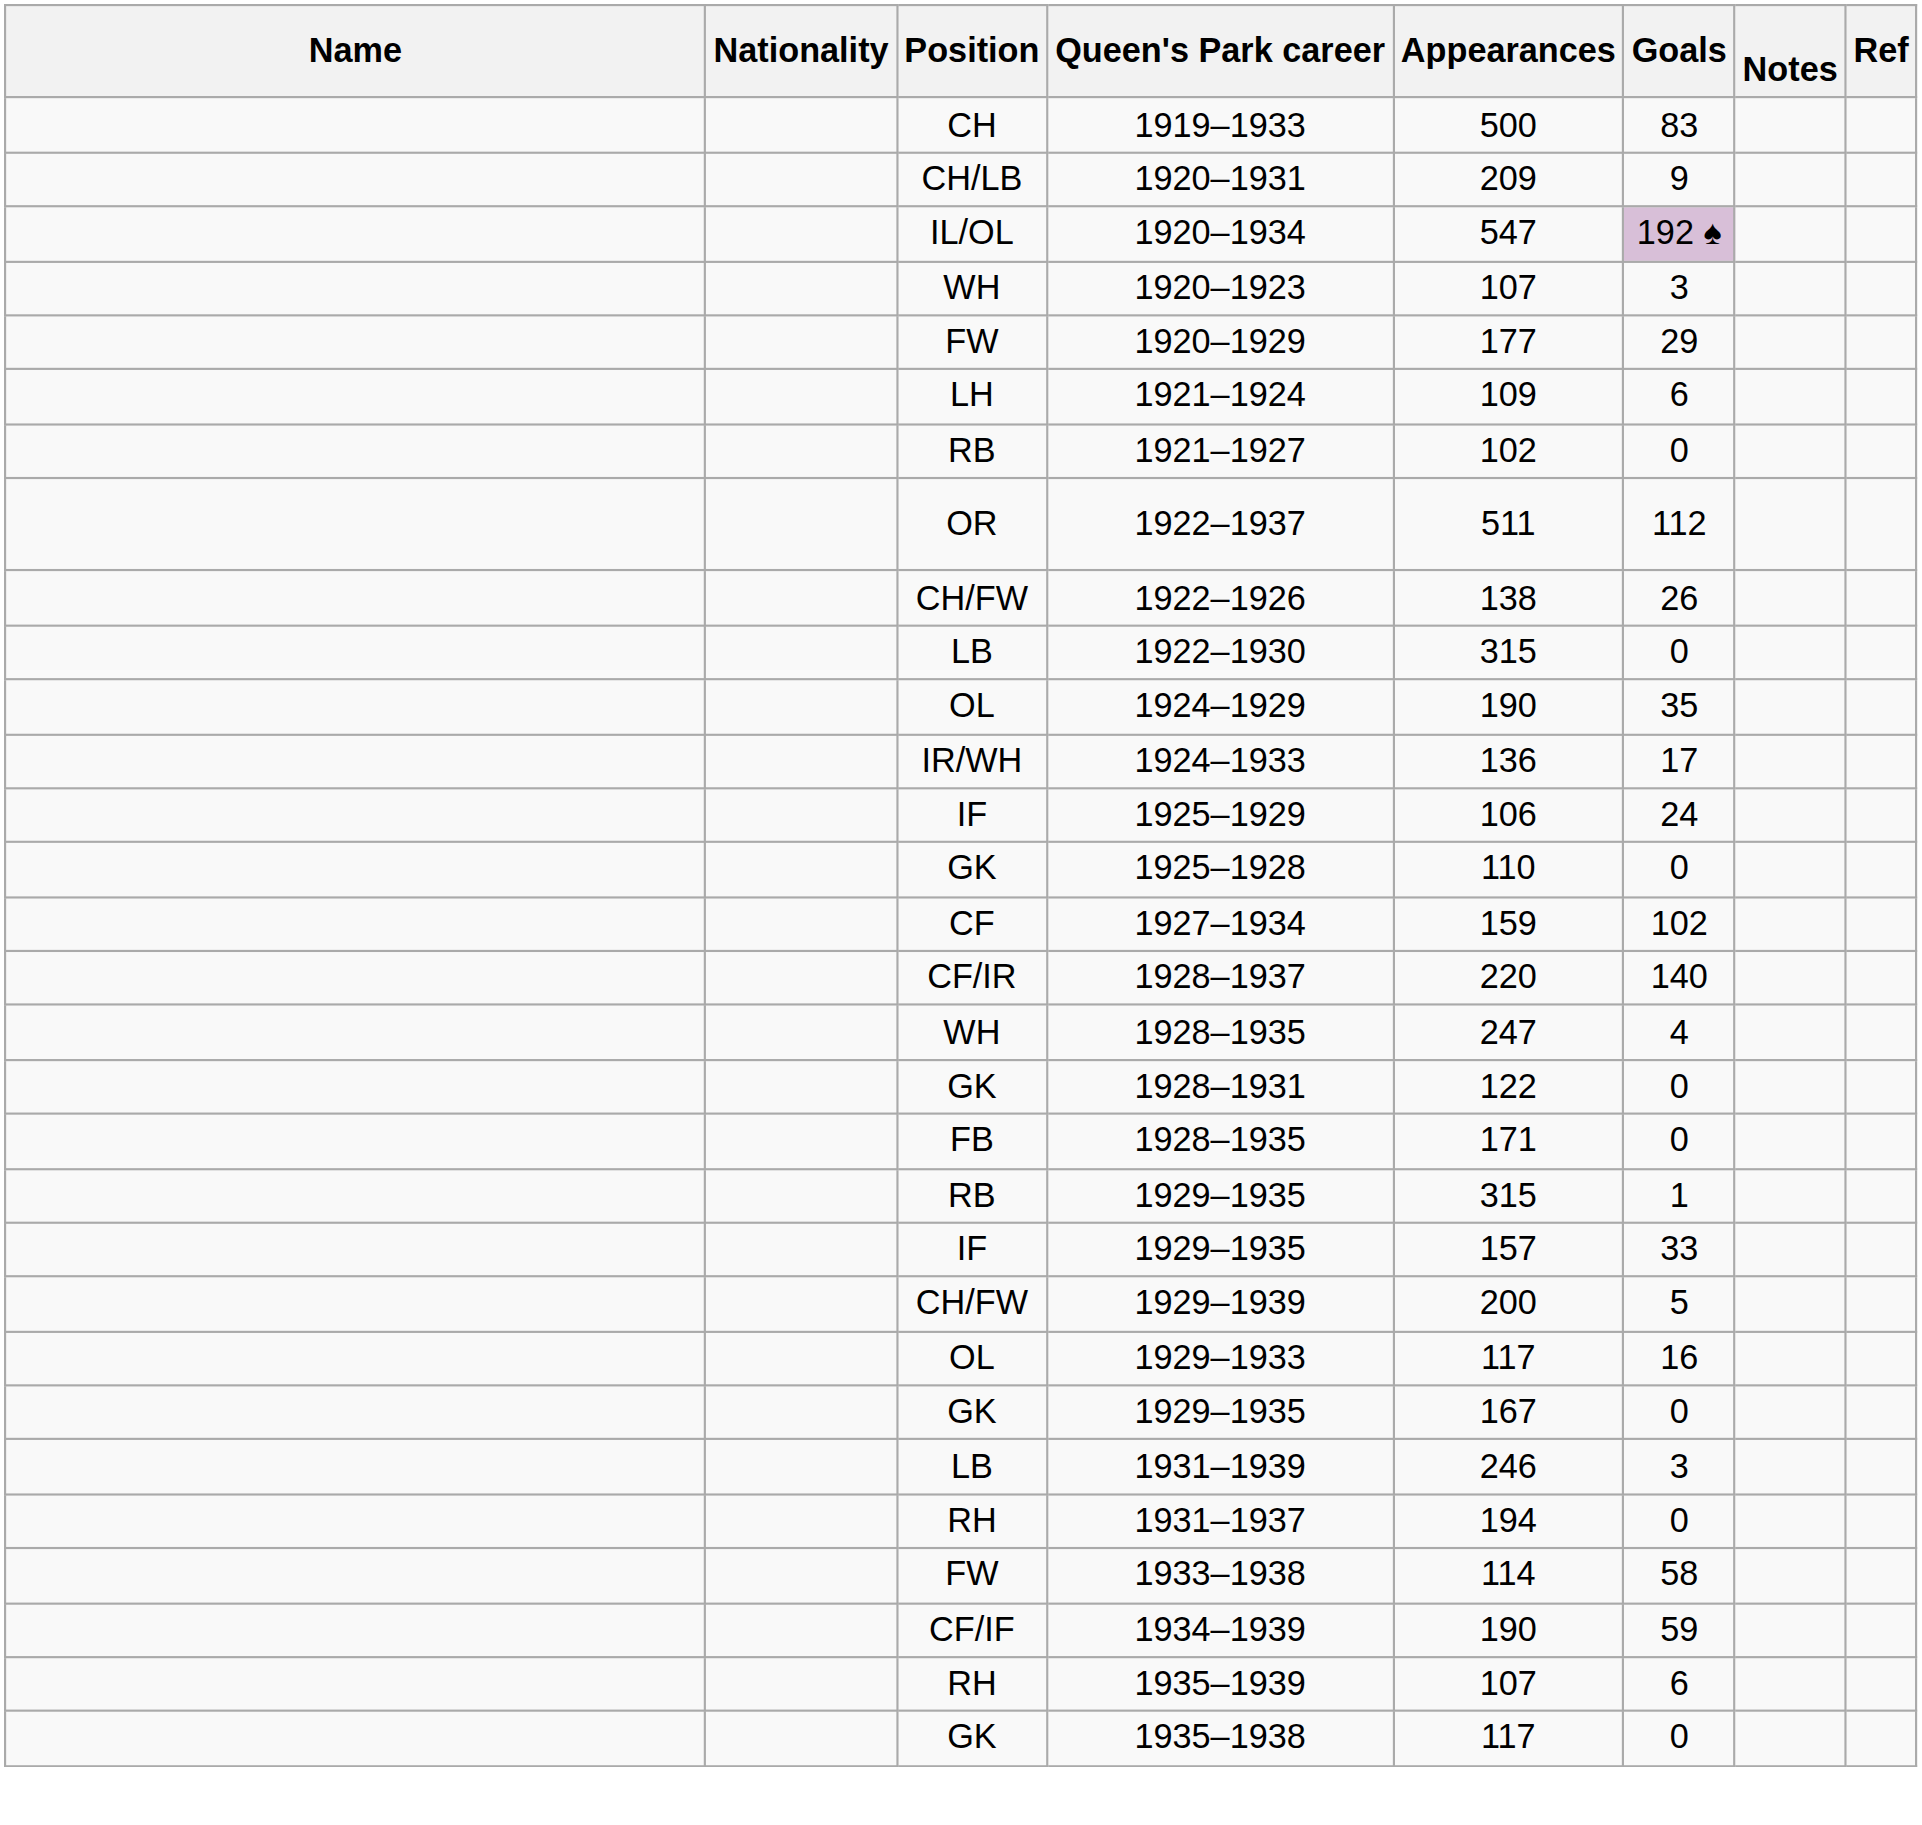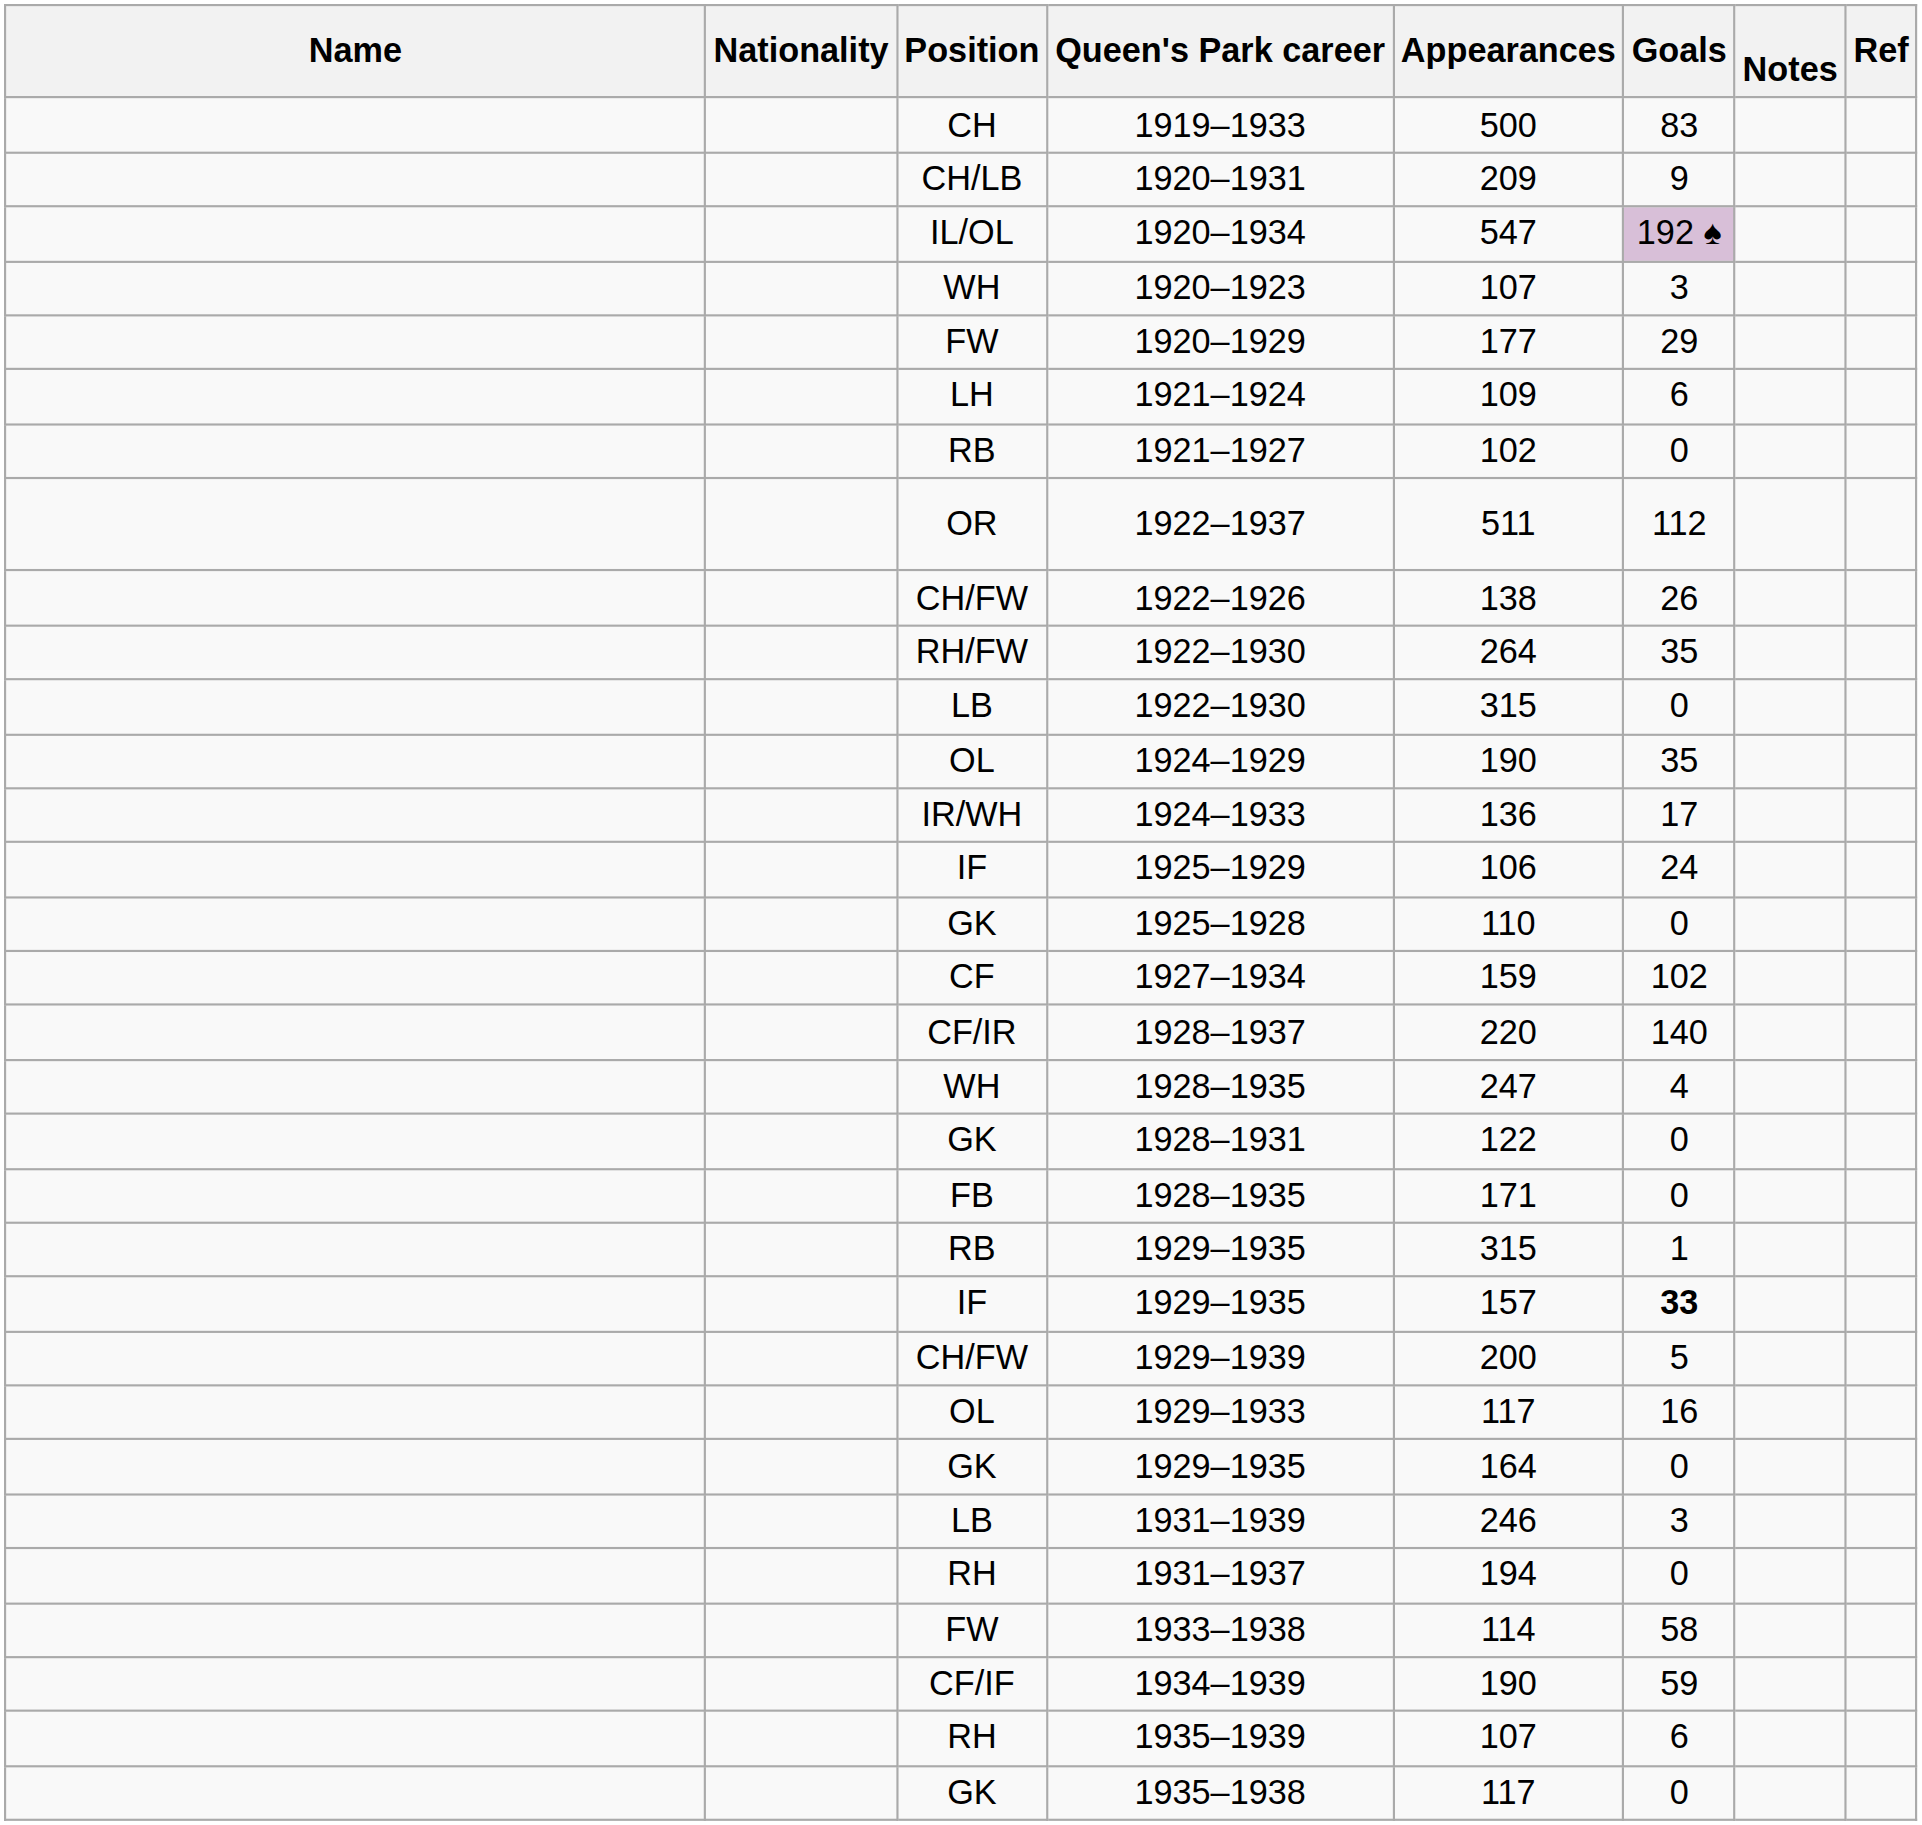+ row: (972, 651)
(1679, 1249) normal -> (1679, 1303) bold
(1508, 1411) 167 -> (1508, 1466) 164
